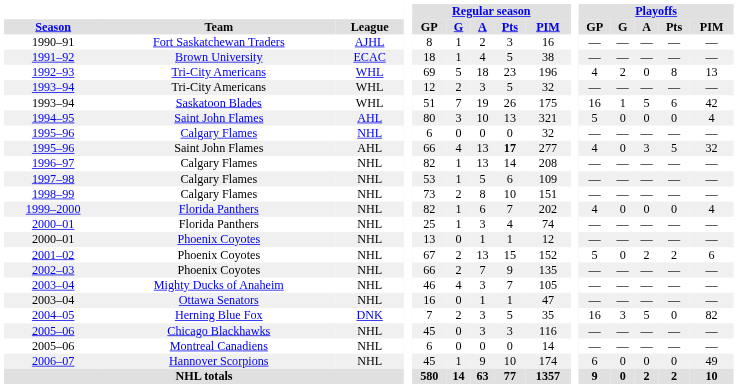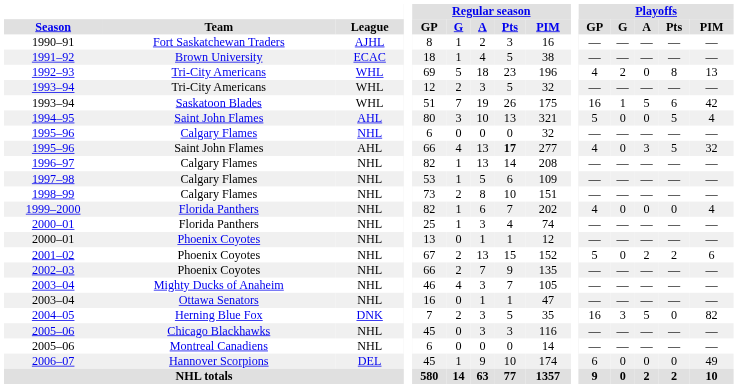(674, 118) 0 -> (674, 118) 5
(370, 361) NHL -> (370, 361) DEL
